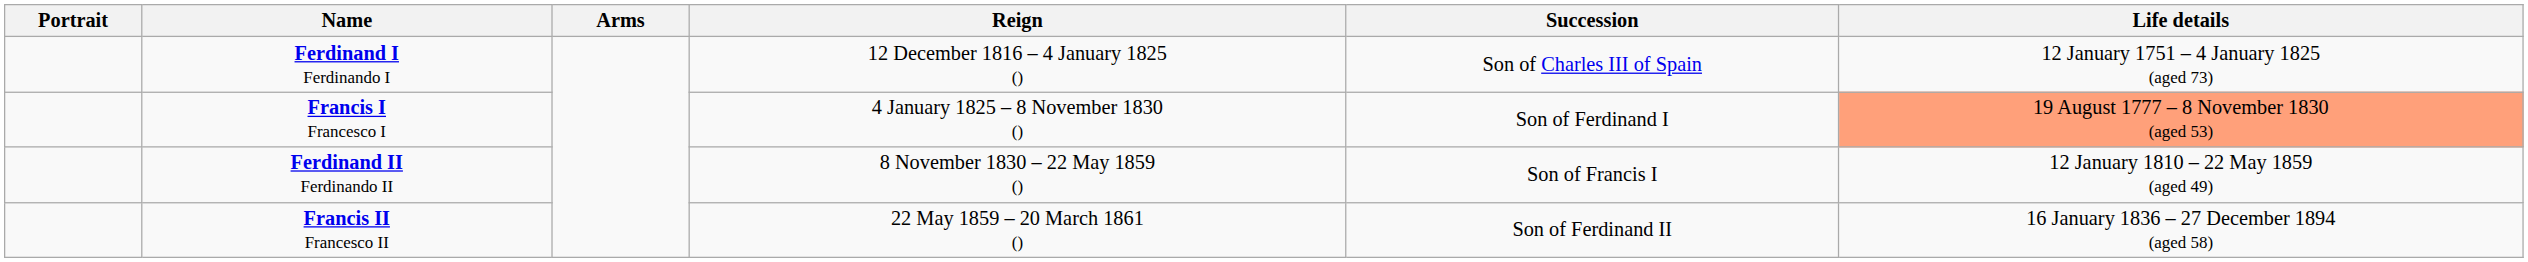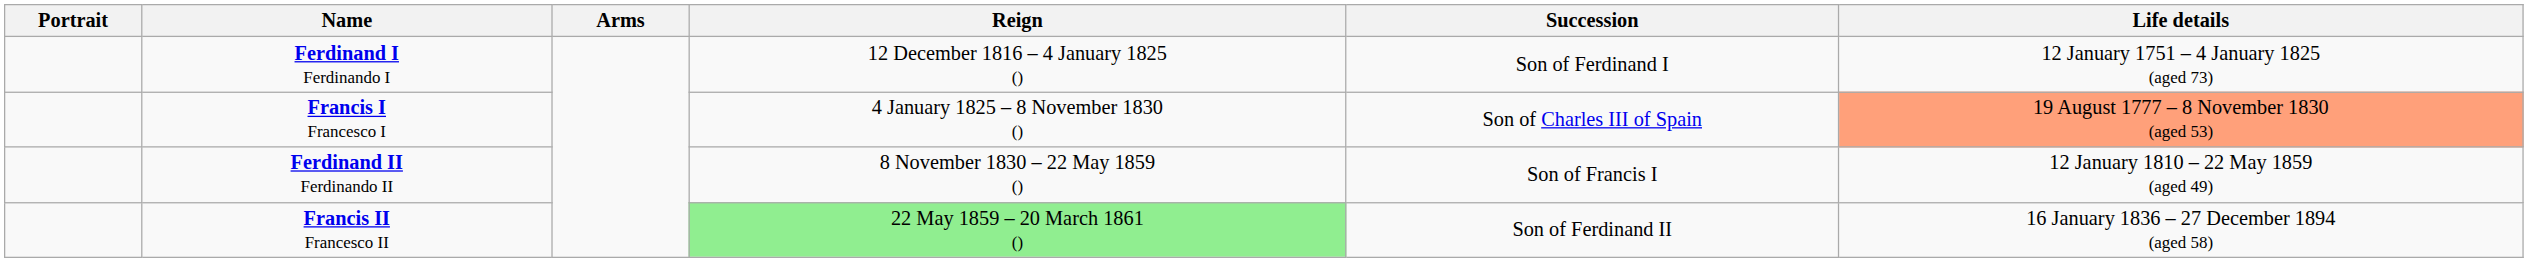(1592, 64) Son of Charles III of Spain -> (1592, 64) Son of Ferdinand I
(1592, 119) Son of Ferdinand I -> (1592, 119) Son of Charles III of Spain
(1017, 229) no background -> (1017, 229) lightgreen background
